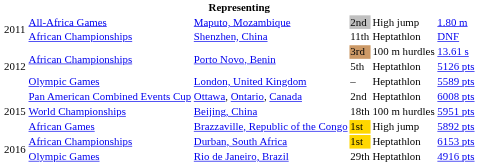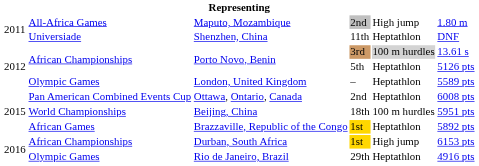(80, 37) African Championships -> (55, 37) Universiade
(404, 52) no background -> (404, 52) lightgrey background
(396, 126) High jump -> (397, 126) Heptathlon
(397, 141) Heptathlon -> (396, 141) High jump
